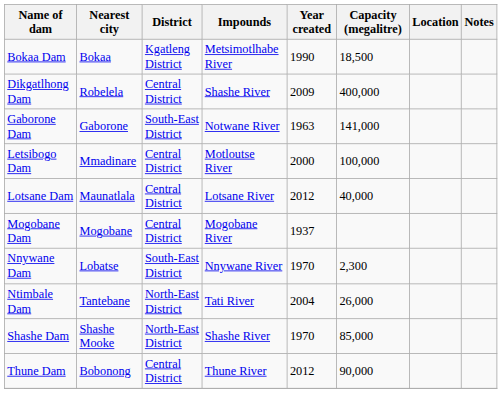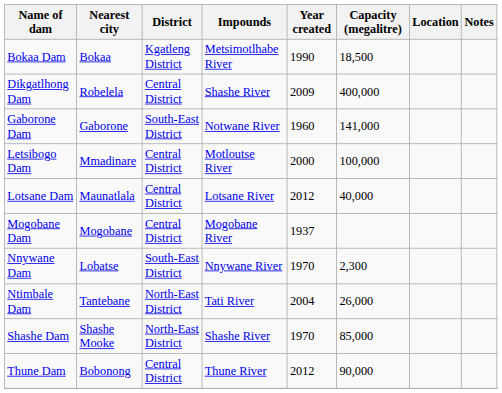(302, 126) 1963 -> (302, 126) 1960
